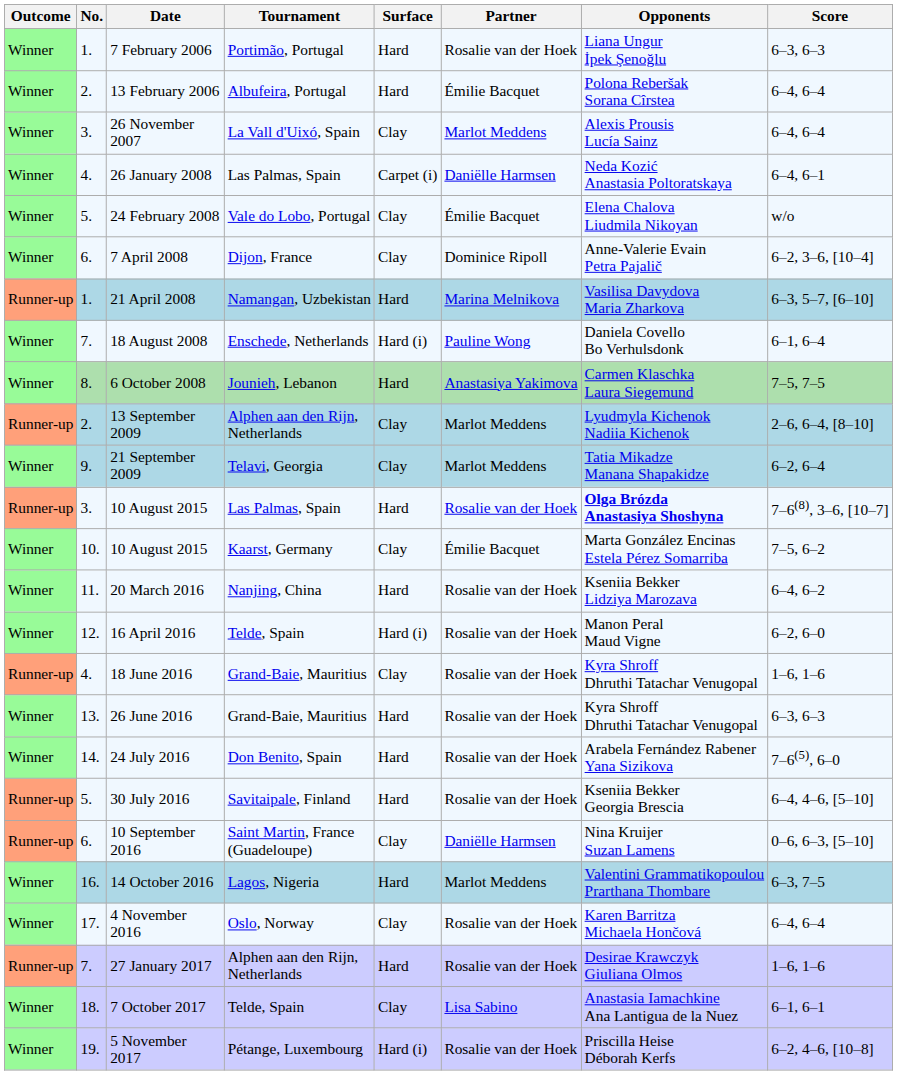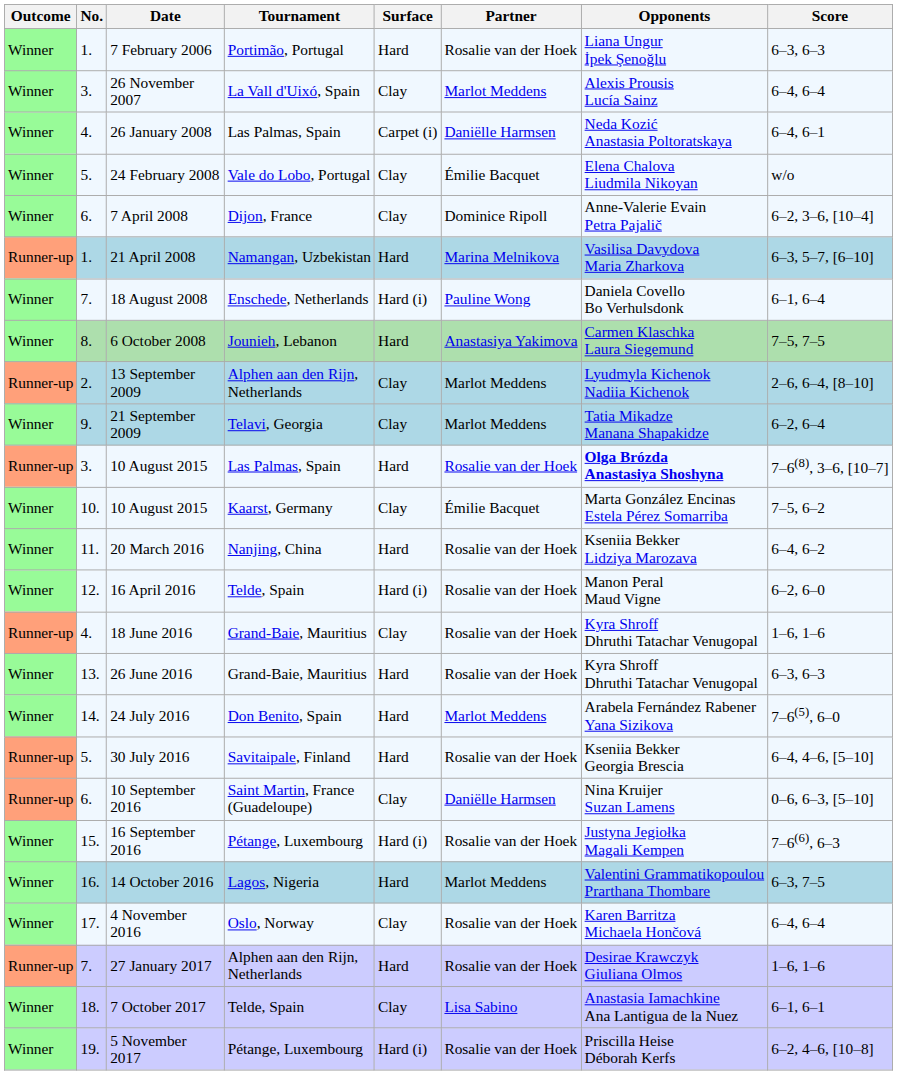- row: (86, 91)
(511, 757) Rosalie van der Hoek -> (495, 715) Marlot Meddens
+ row: (90, 840)
